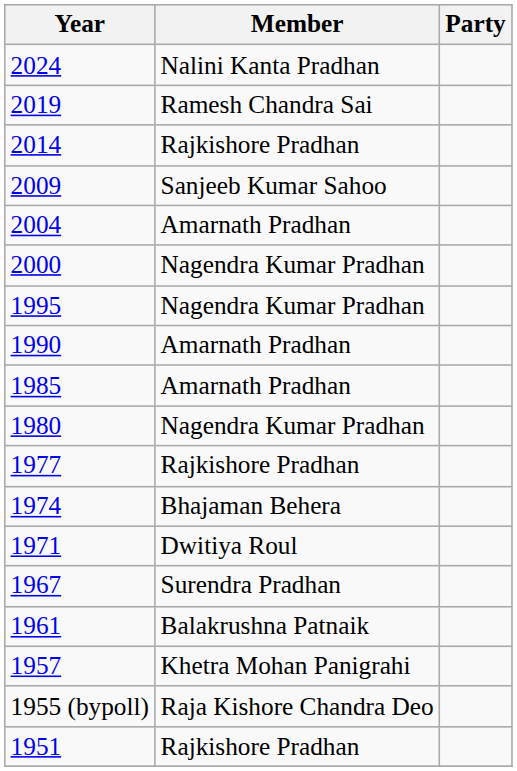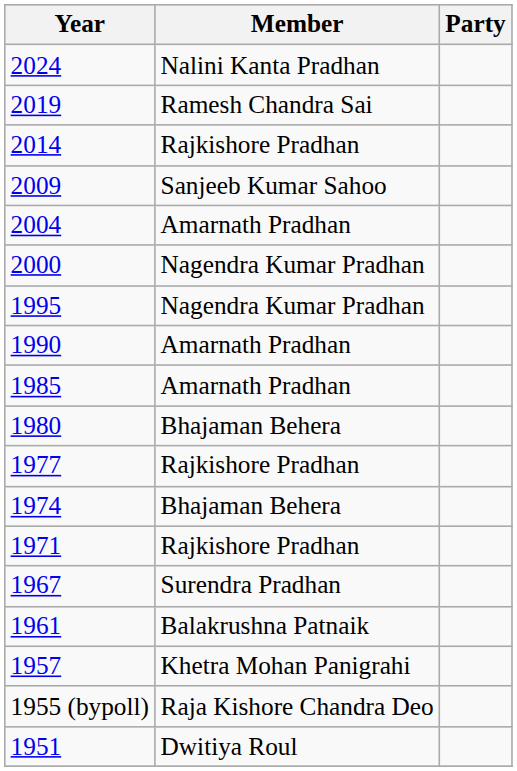(293, 425) Nagendra Kumar Pradhan -> (251, 425) Bhajaman Behera
(229, 545) Dwitiya Roul -> (260, 545) Rajkishore Pradhan
(260, 746) Rajkishore Pradhan -> (229, 746) Dwitiya Roul
